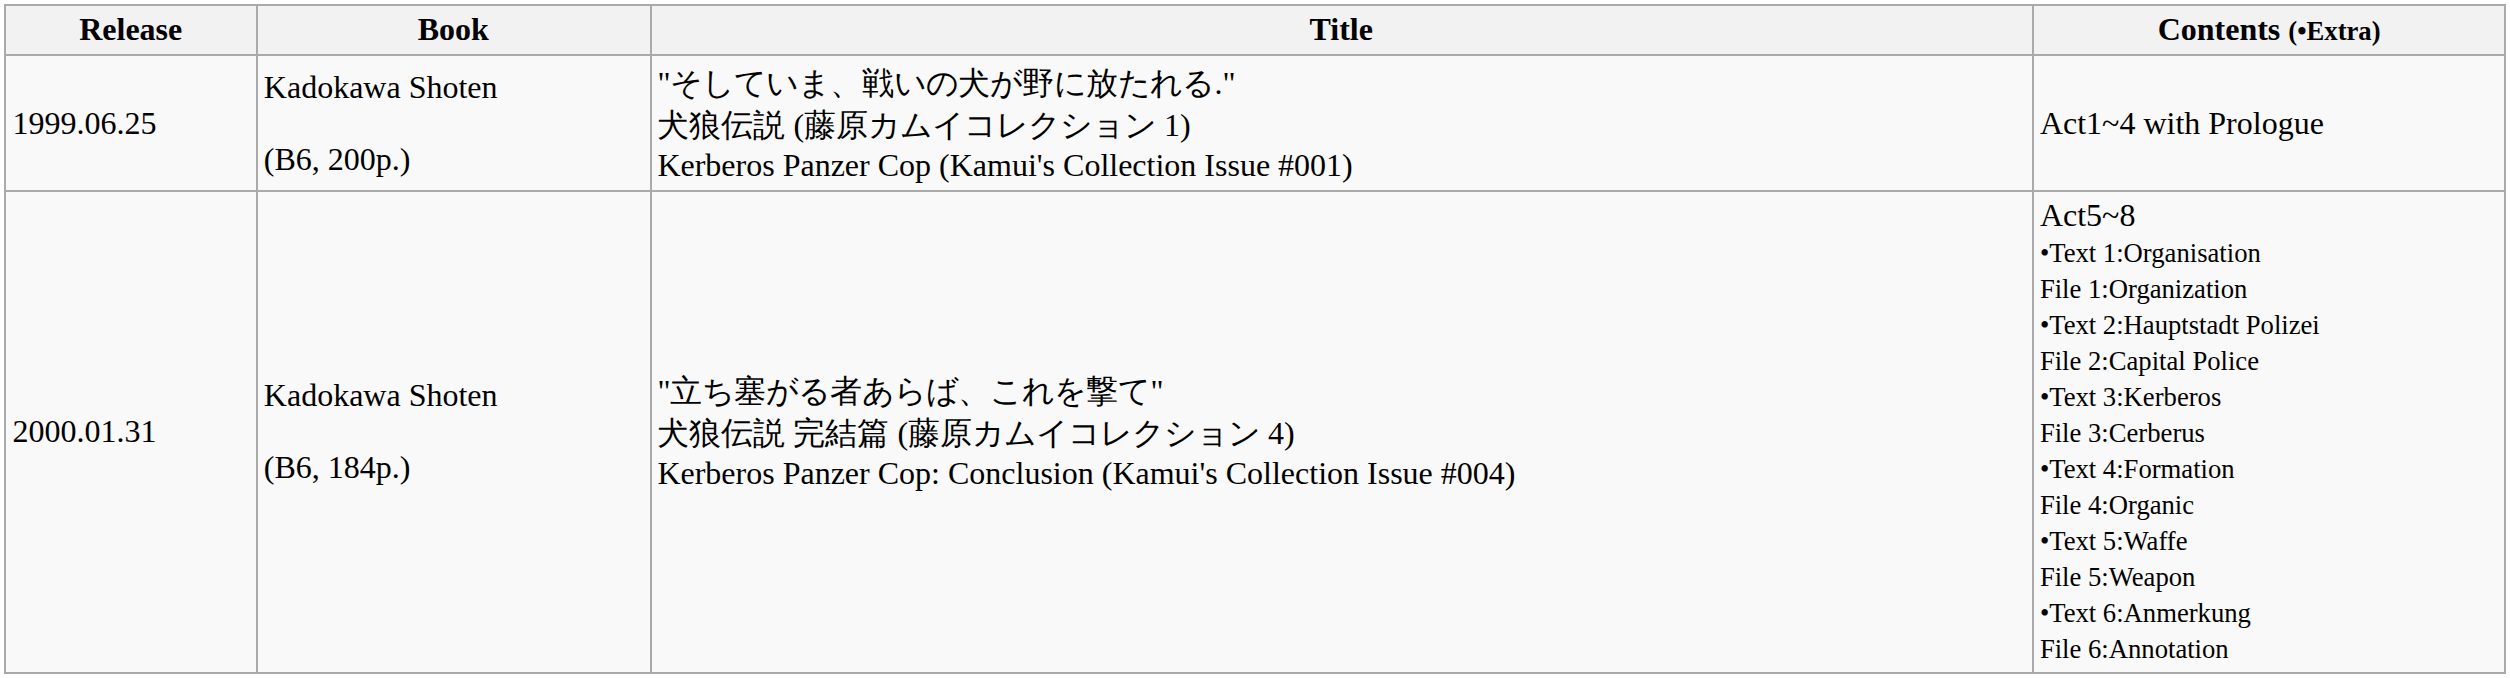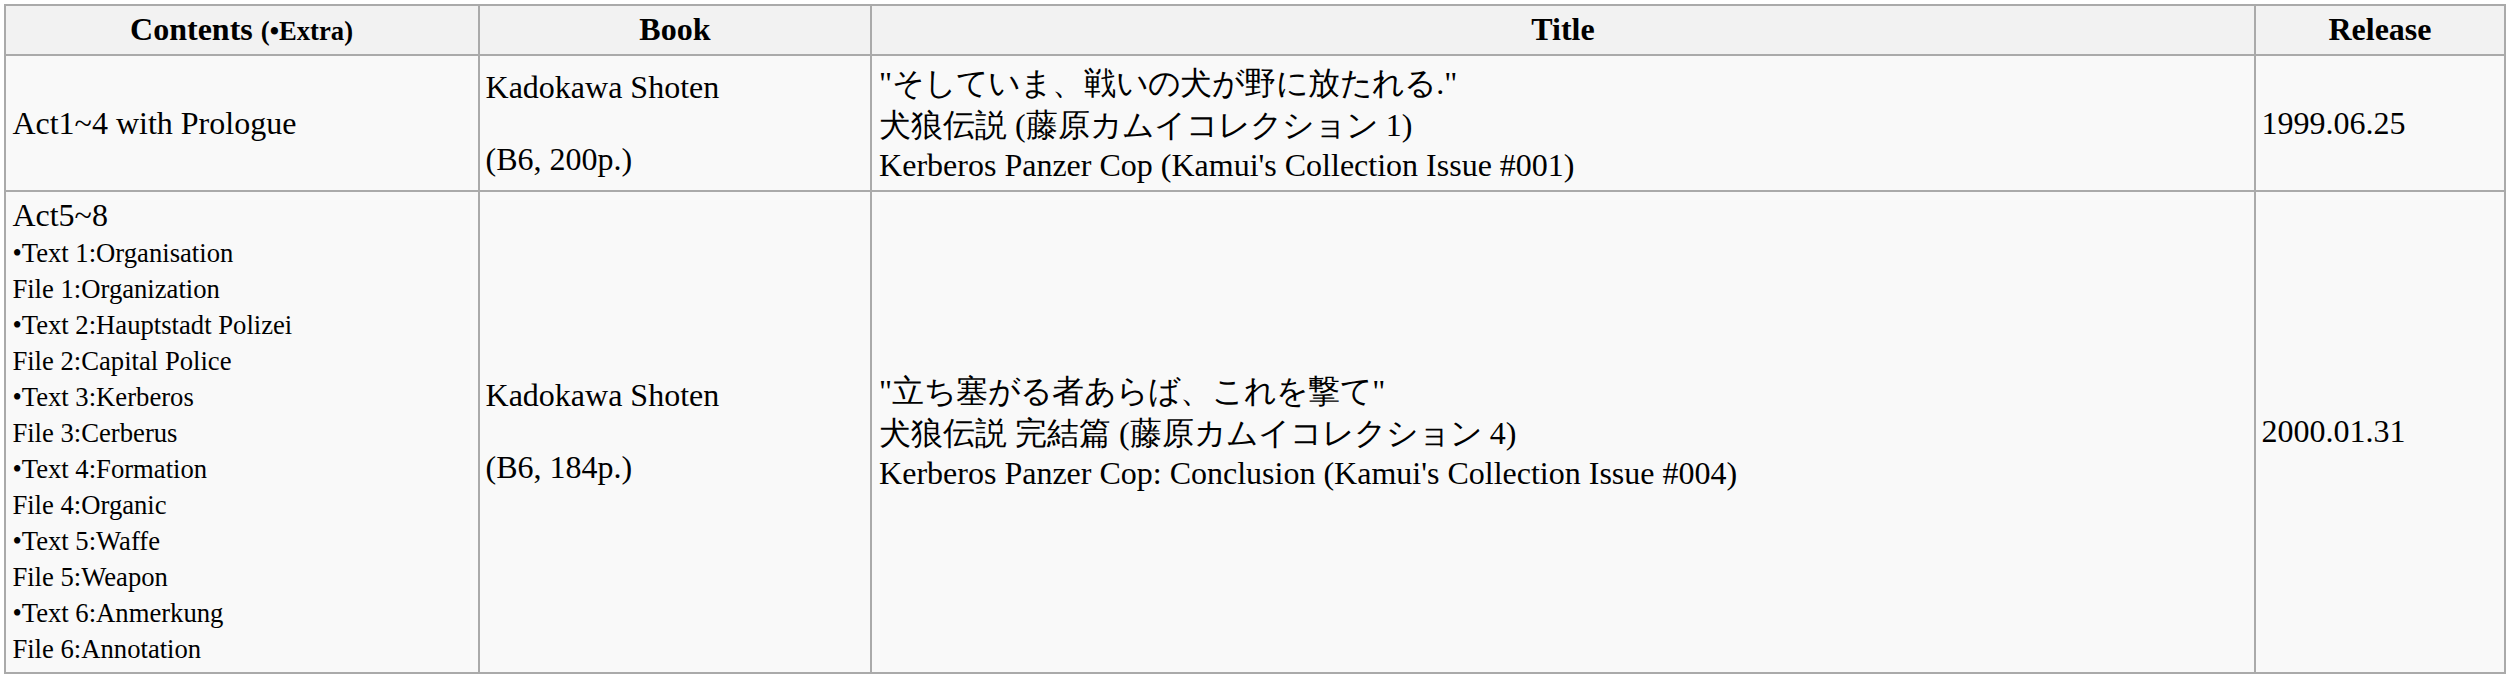columns swapped: (131, 29) <-> (2269, 29)
